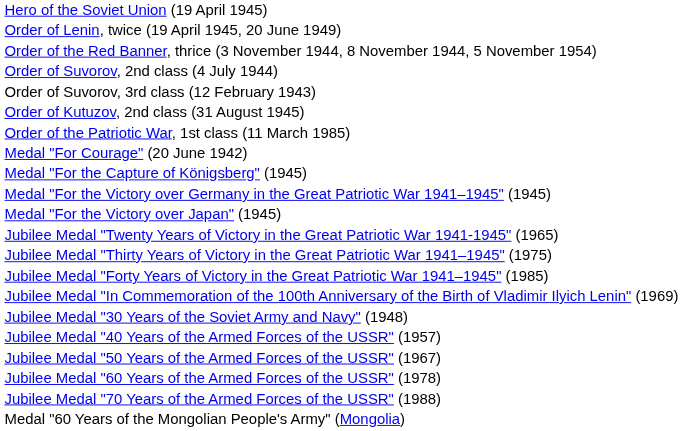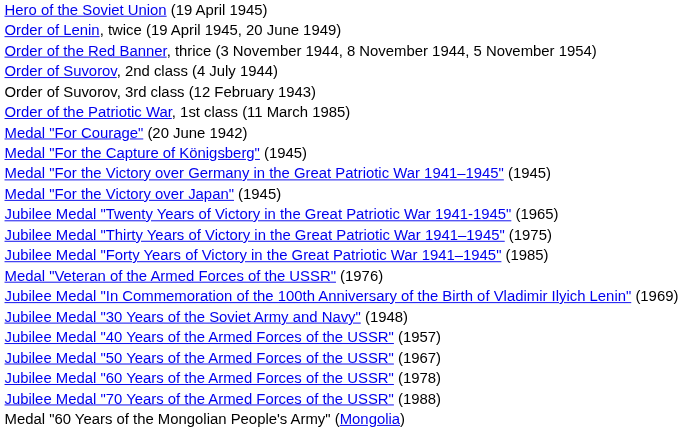- row: (155, 112)
+ row: (194, 276)
